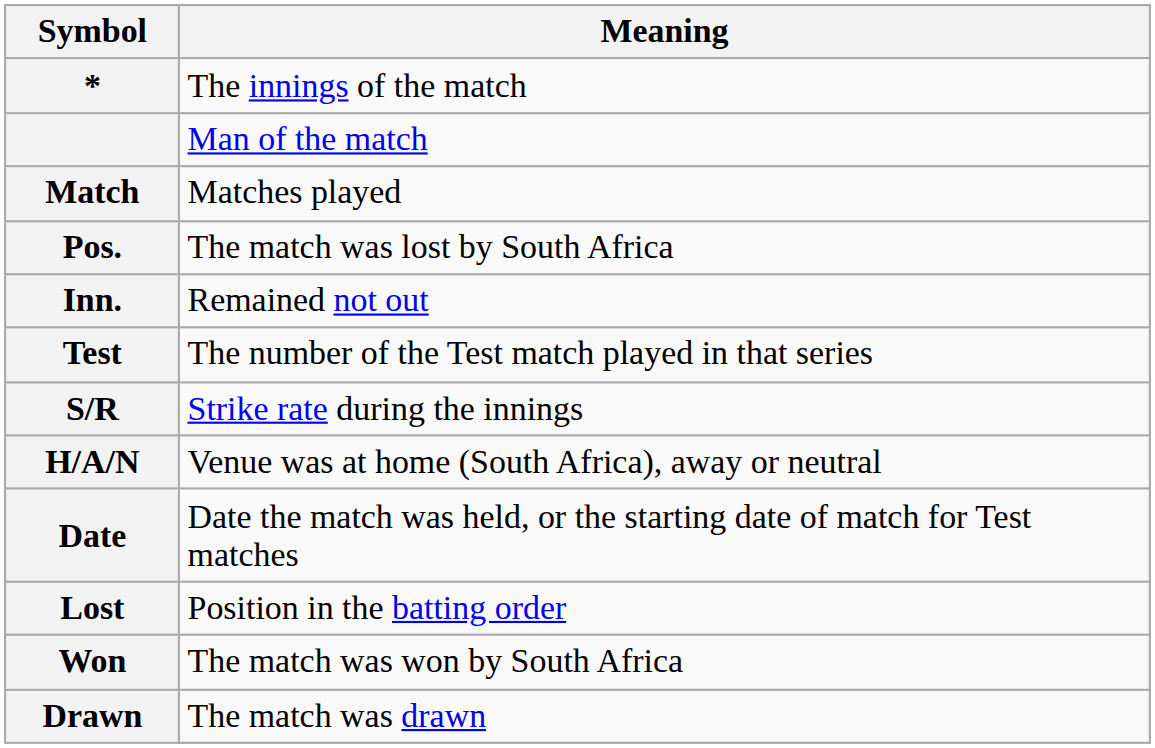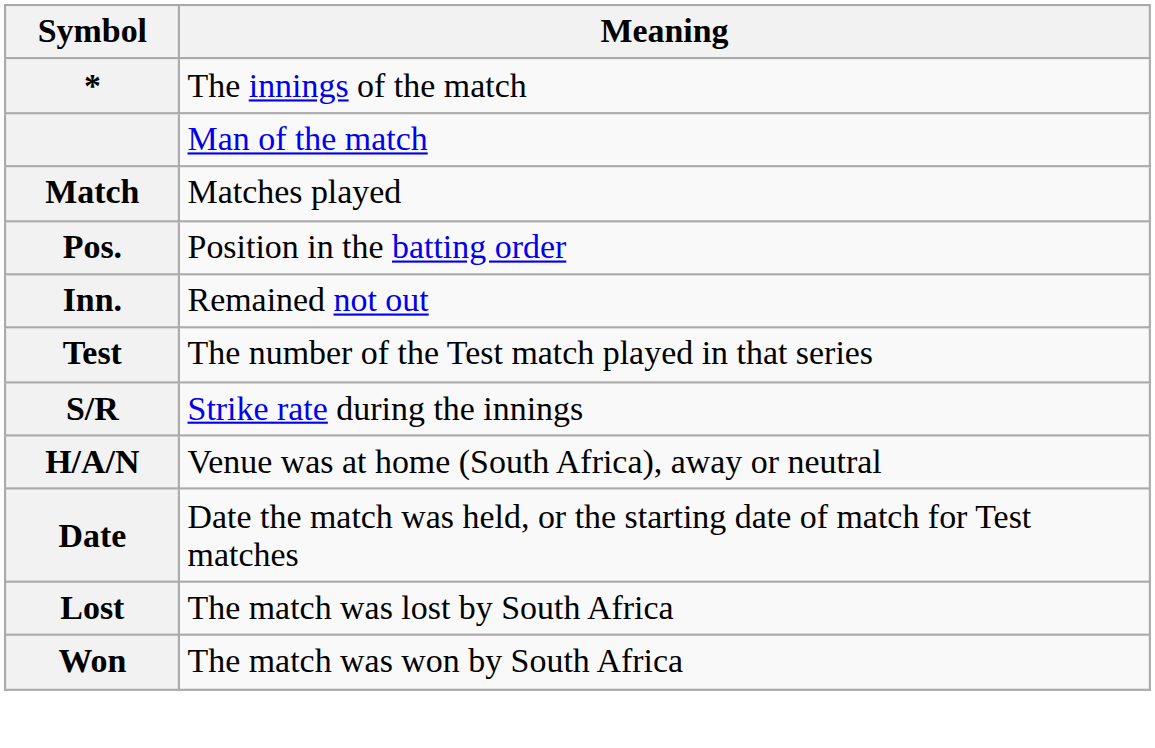(431, 246) The match was lost by South Africa -> (377, 246) Position in the batting order
(377, 607) Position in the batting order -> (431, 607) The match was lost by South Africa
- row: (92, 715)
